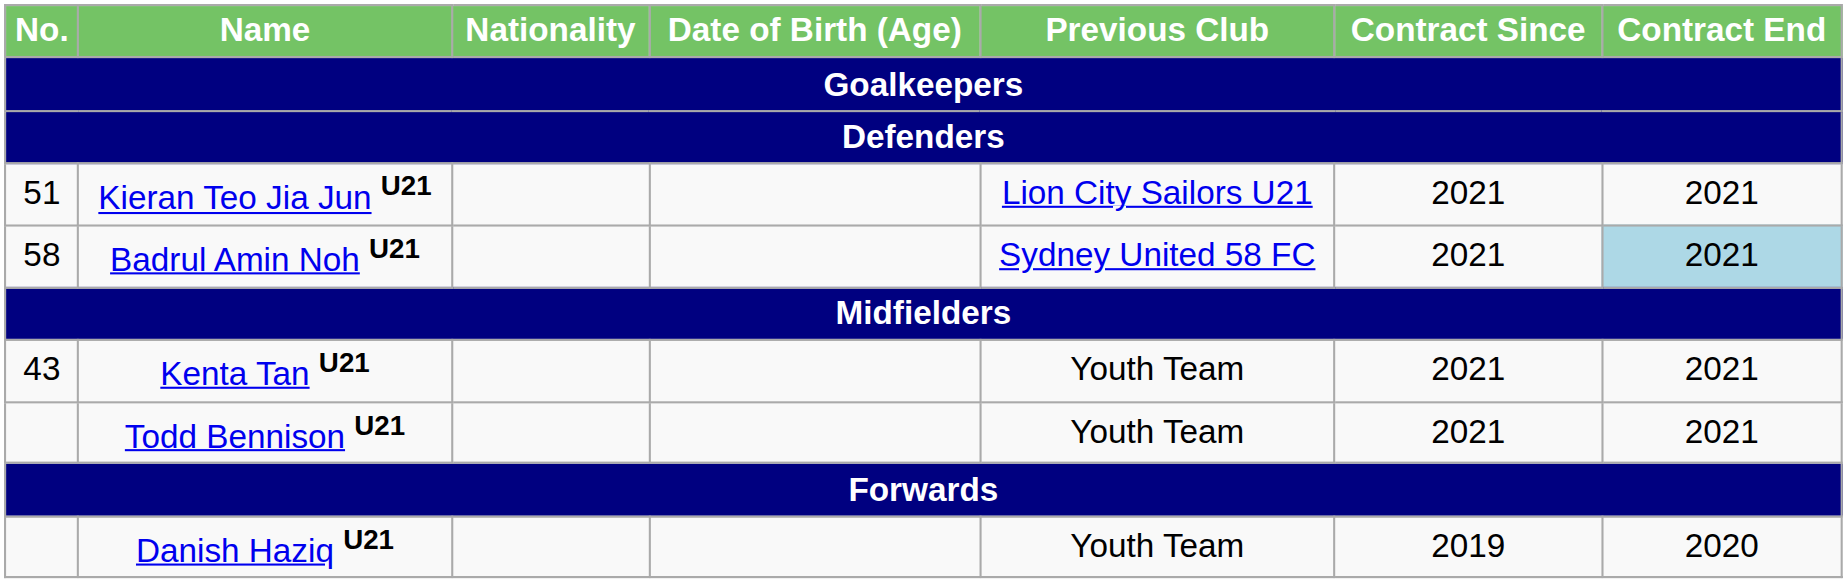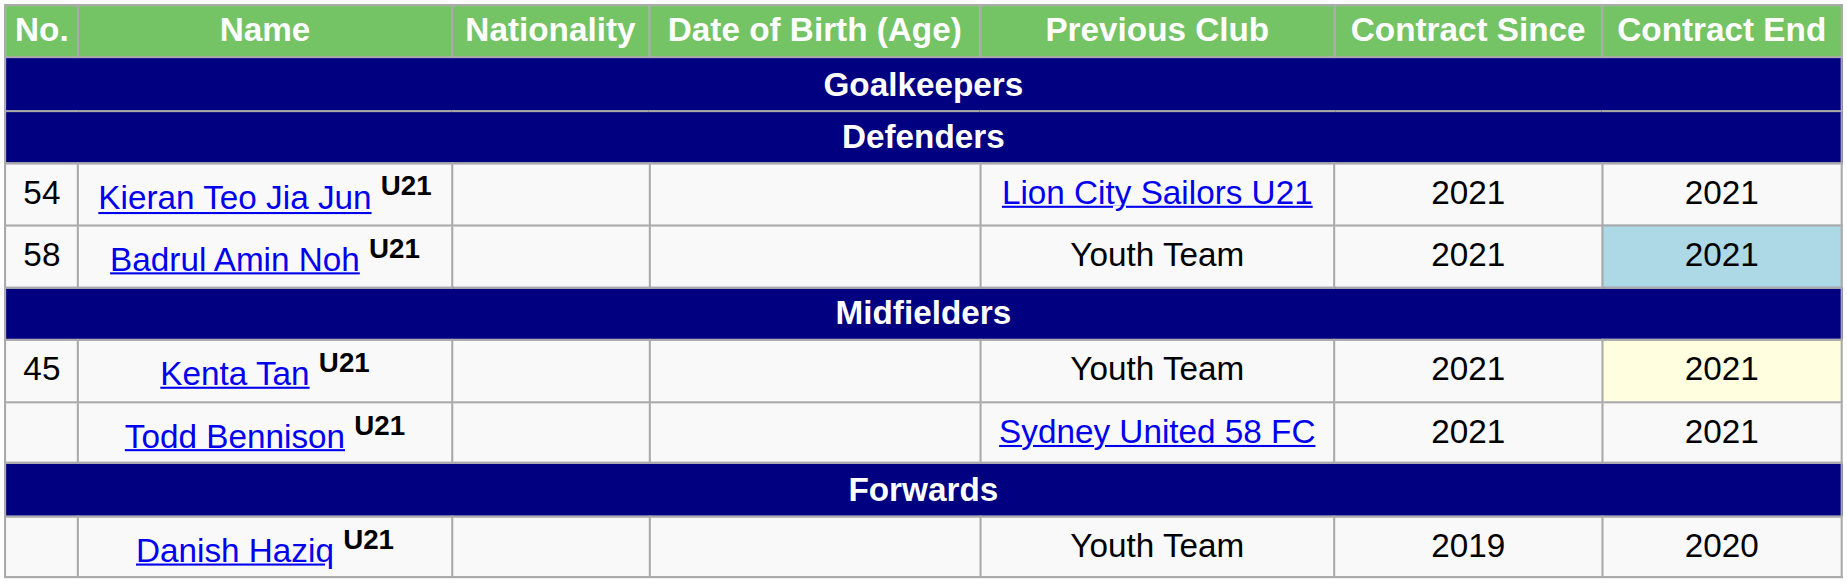(42, 193) 51 -> (42, 193) 54
(1157, 255) Sydney United 58 FC -> (1157, 255) Youth Team
(42, 370) 43 -> (42, 370) 45
(1722, 370) no background -> (1722, 370) lightyellow background
(1157, 431) Youth Team -> (1157, 431) Sydney United 58 FC
